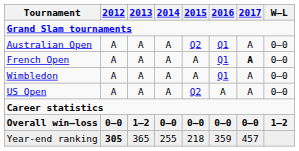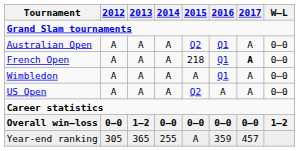(196, 59) A -> (196, 59) 218
(114, 138) bold -> (114, 138) normal
(196, 138) 218 -> (196, 138) A
